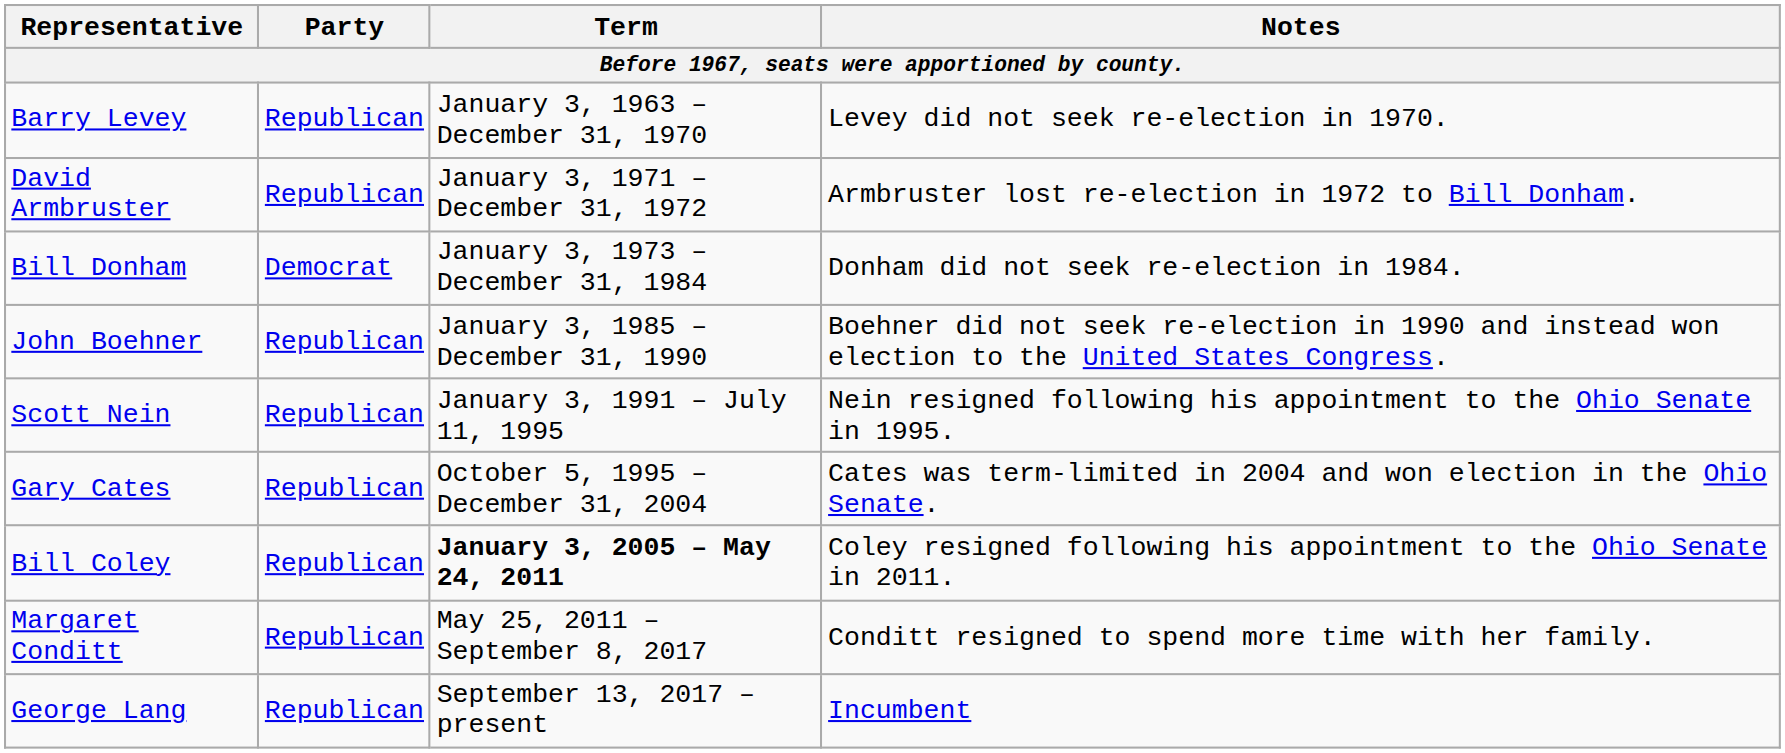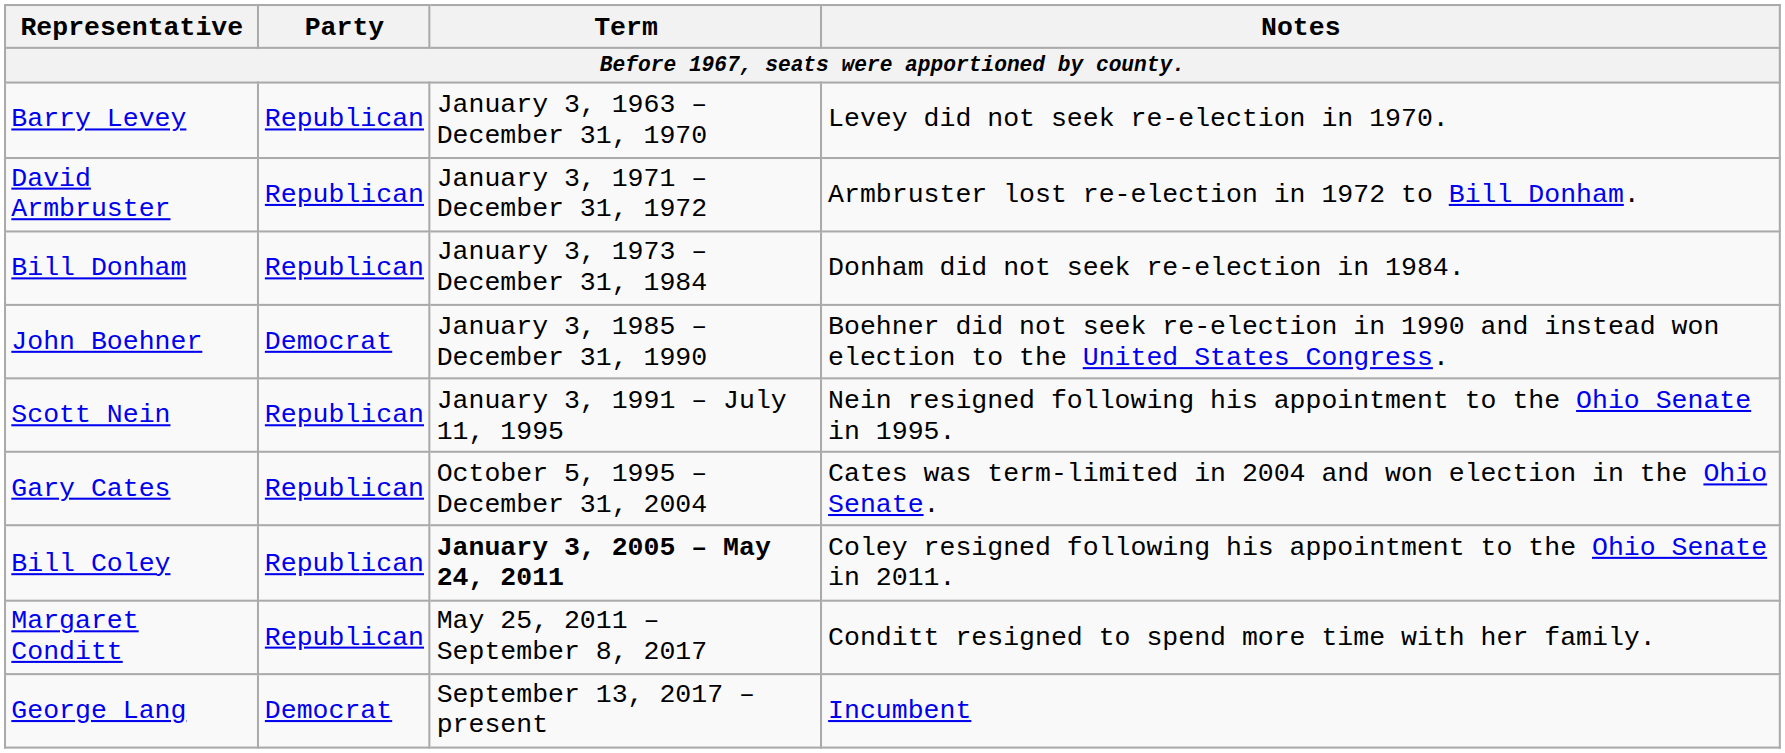(329, 268) Democrat -> (344, 268) Republican
(344, 342) Republican -> (329, 342) Democrat
(344, 711) Republican -> (329, 711) Democrat
